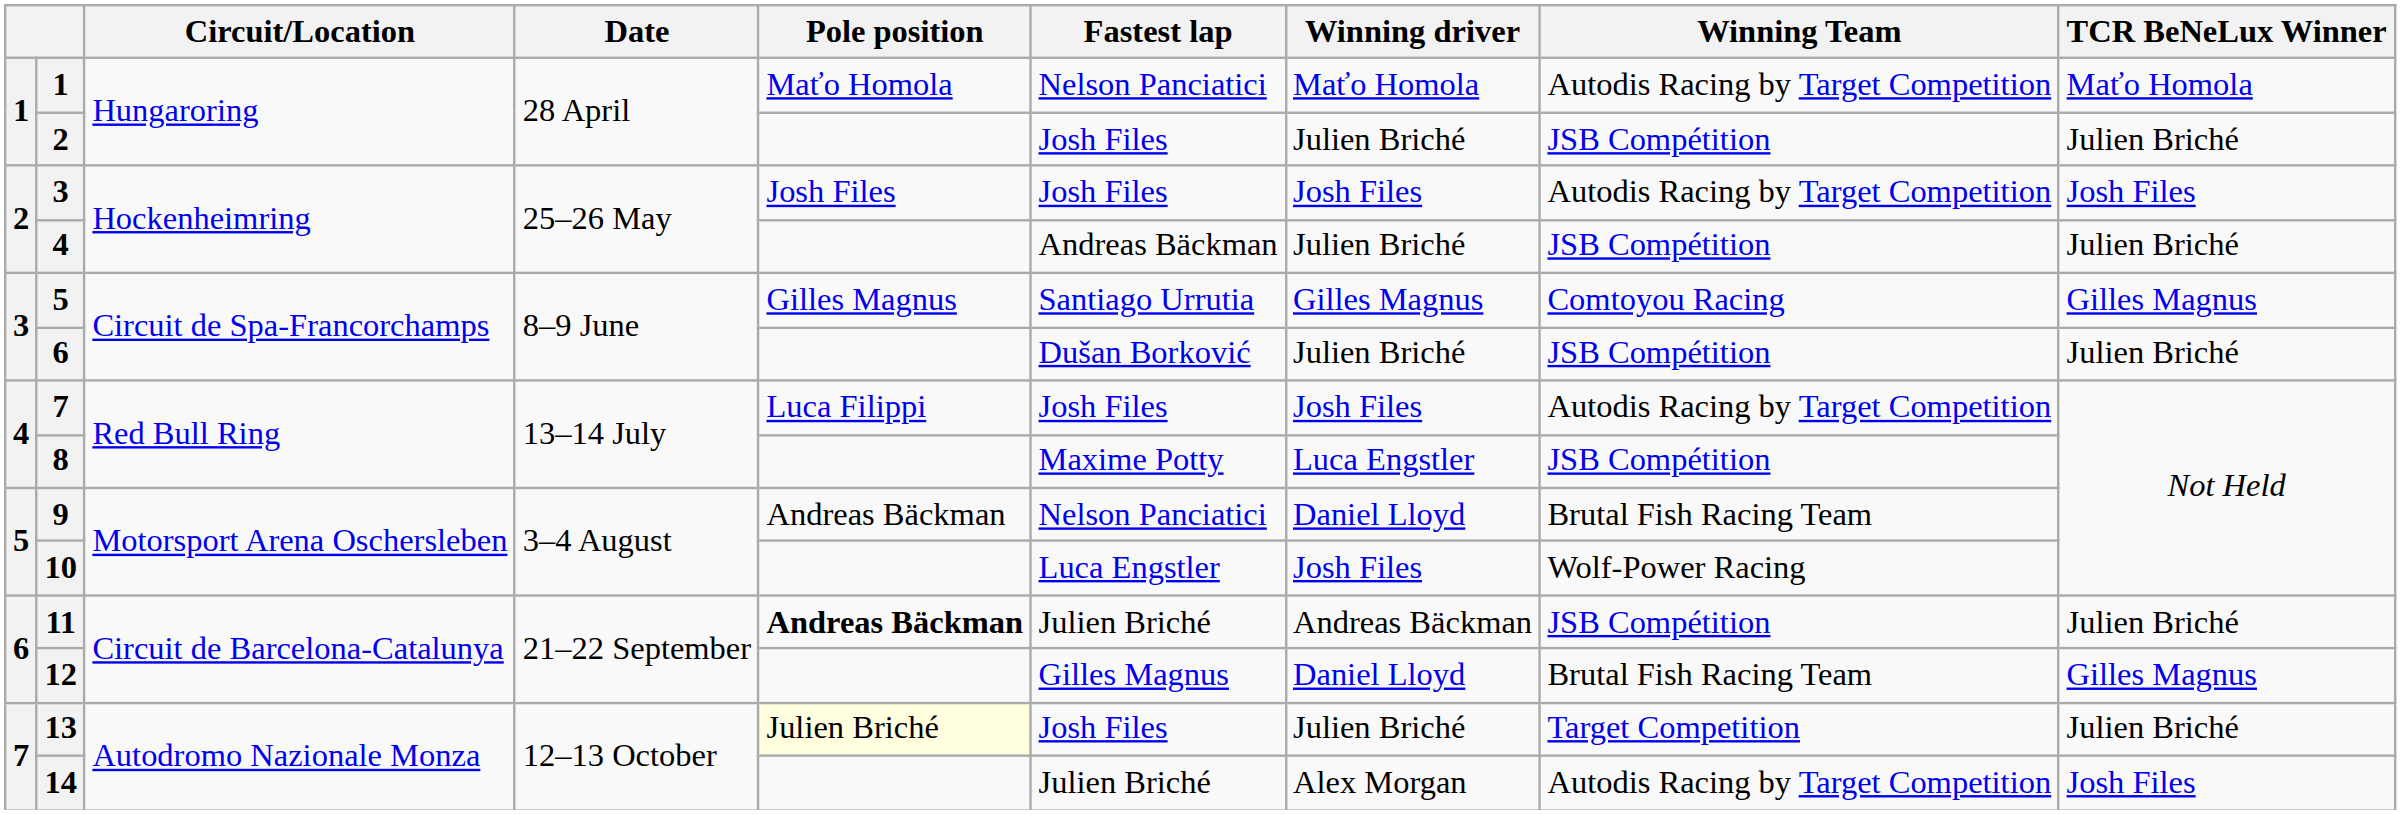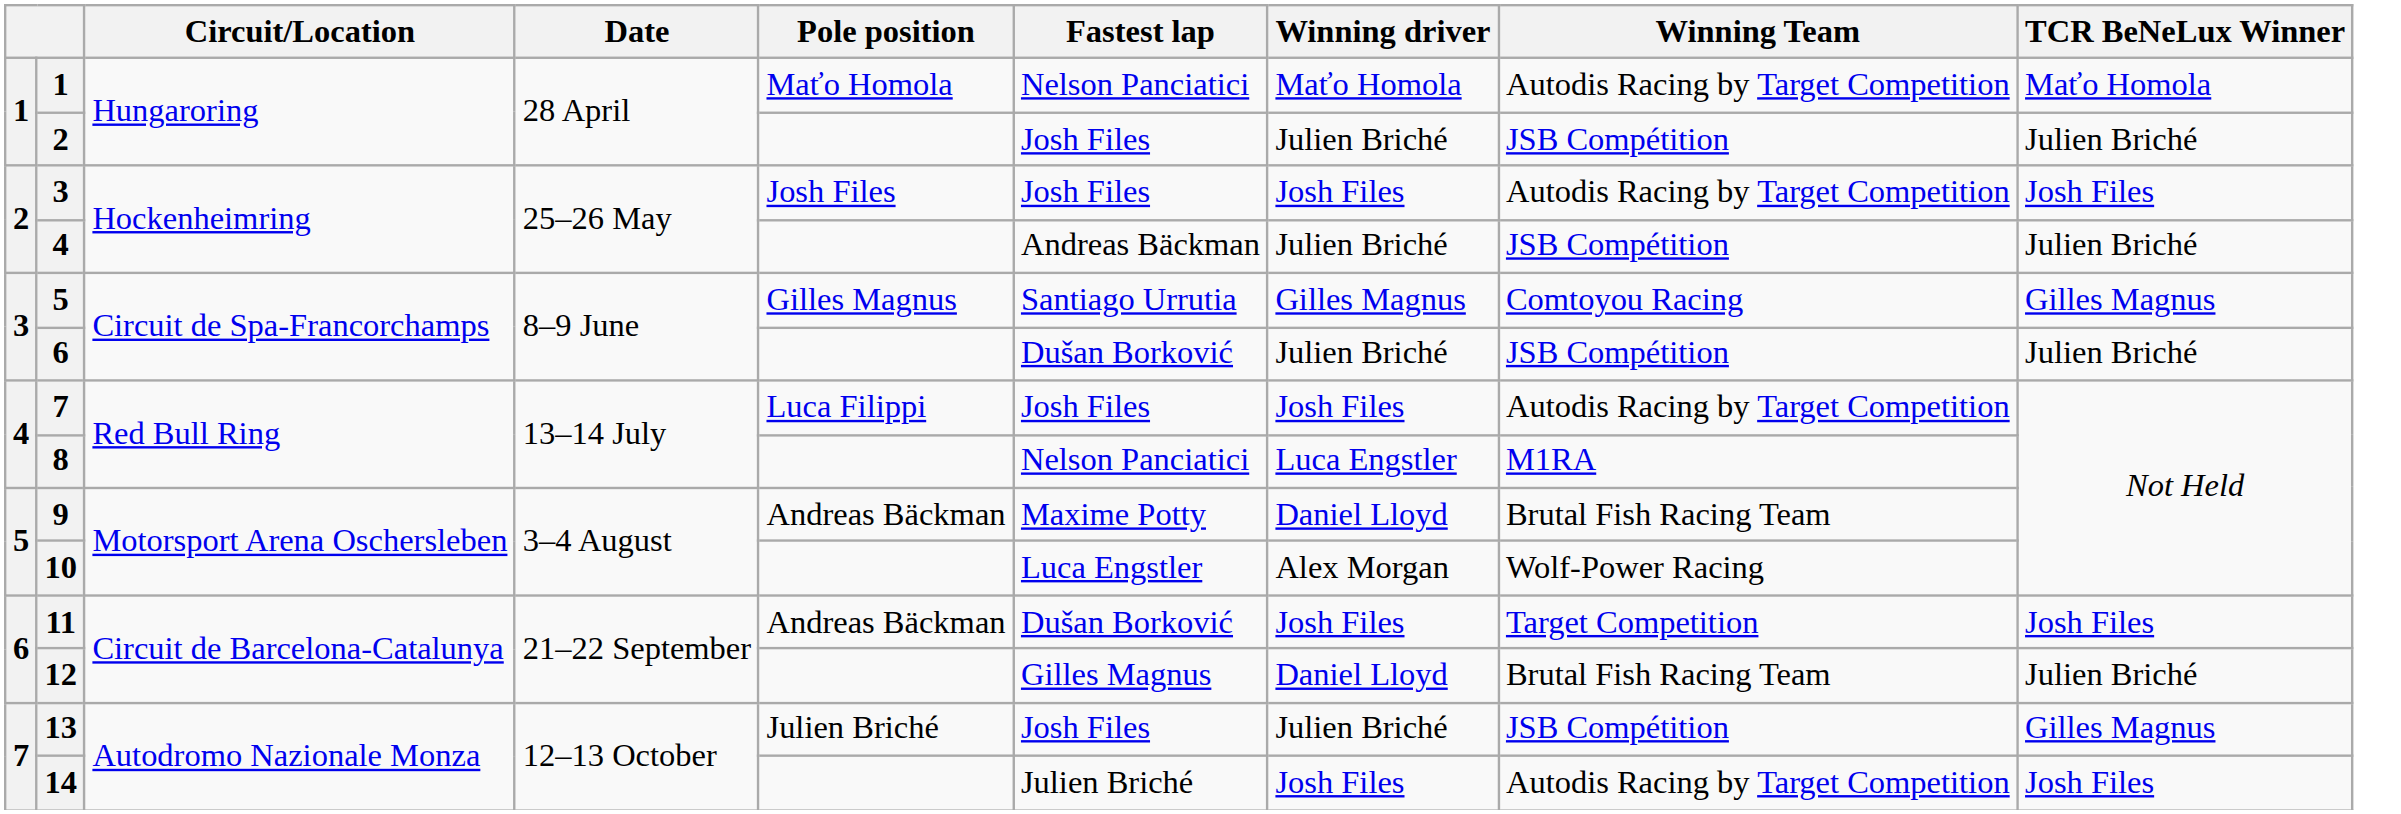(1131, 459) Maxime Potty -> (1135, 459) Nelson Panciatici
(1659, 459) JSB Compétition -> (1551, 459) M1RA
(1153, 513) Nelson Panciatici -> (1113, 513) Maxime Potty
(1358, 567) Josh Files -> (1362, 567) Alex Morgan
(895, 620) bold -> (886, 620) normal
(1125, 620) Julien Briché -> (1127, 620) Dušan Borković
(1413, 620) Andreas Bäckman -> (1340, 620) Josh Files
(1659, 620) JSB Compétition -> (1632, 620) Target Competition
(2153, 620) Julien Briché -> (2090, 620) Josh Files
(2162, 674) Gilles Magnus -> (2111, 674) Julien Briché
(853, 728) lightyellow background -> (853, 728) no background
(1674, 728) Target Competition -> (1617, 728) JSB Compétition
(2153, 728) Julien Briché -> (2120, 728) Gilles Magnus
(1380, 781) Alex Morgan -> (1340, 781) Josh Files
